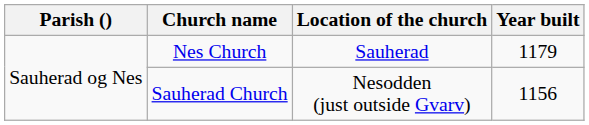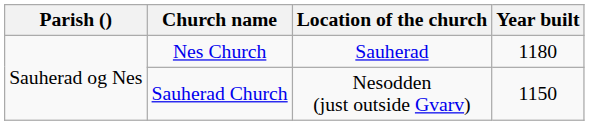(538, 51) 1179 -> (538, 51) 1180
(538, 93) 1156 -> (538, 93) 1150
